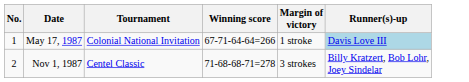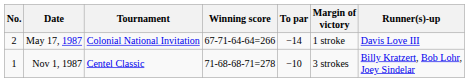+ column: (294, 18)
(14, 41) 1 -> (14, 41) 2
(357, 41) lightblue background -> (390, 41) no background
(14, 63) 2 -> (14, 63) 1
